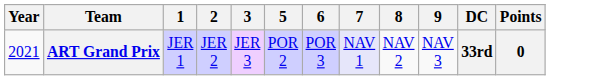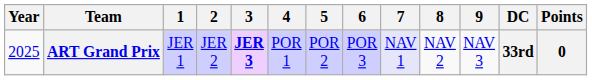+ column: (286, 16)
(24, 51) 2021 -> (24, 51) 2025
(247, 51) normal -> (249, 51) bold
